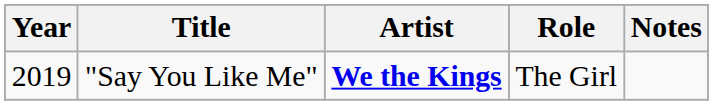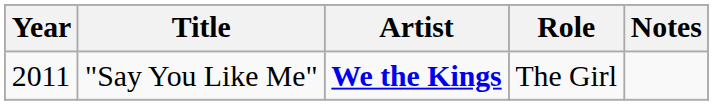(42, 75) 2019 -> (41, 75) 2011
